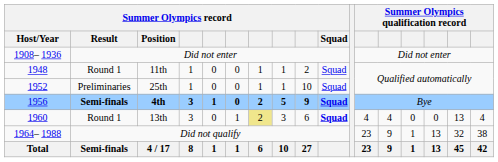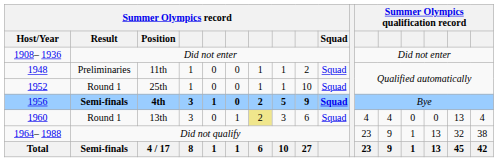(104, 70) Round 1 -> (104, 70) Preliminaries
(104, 86) Preliminaries -> (104, 86) Round 1
(334, 117) bold -> (334, 117) normal
